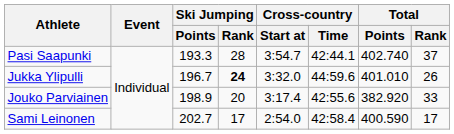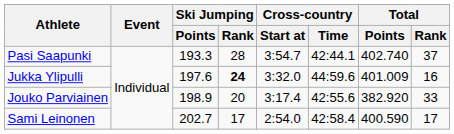(196, 77) 196.7 -> (196, 77) 197.6
(385, 77) 401.010 -> (385, 77) 401.009
(431, 77) 26 -> (431, 77) 16
